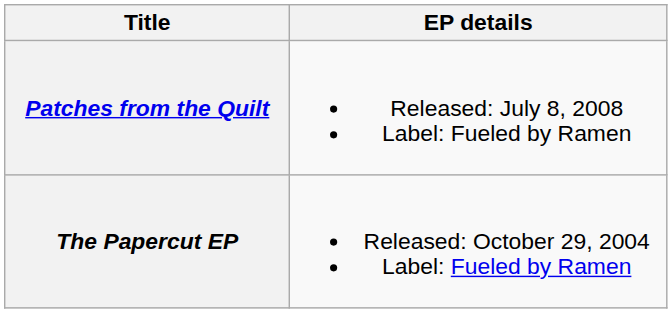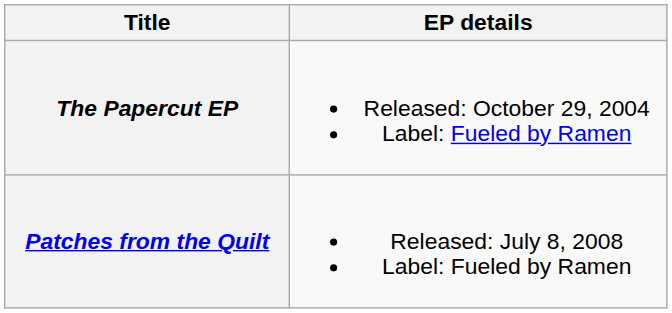rows swapped: (147, 241) <-> (147, 107)
